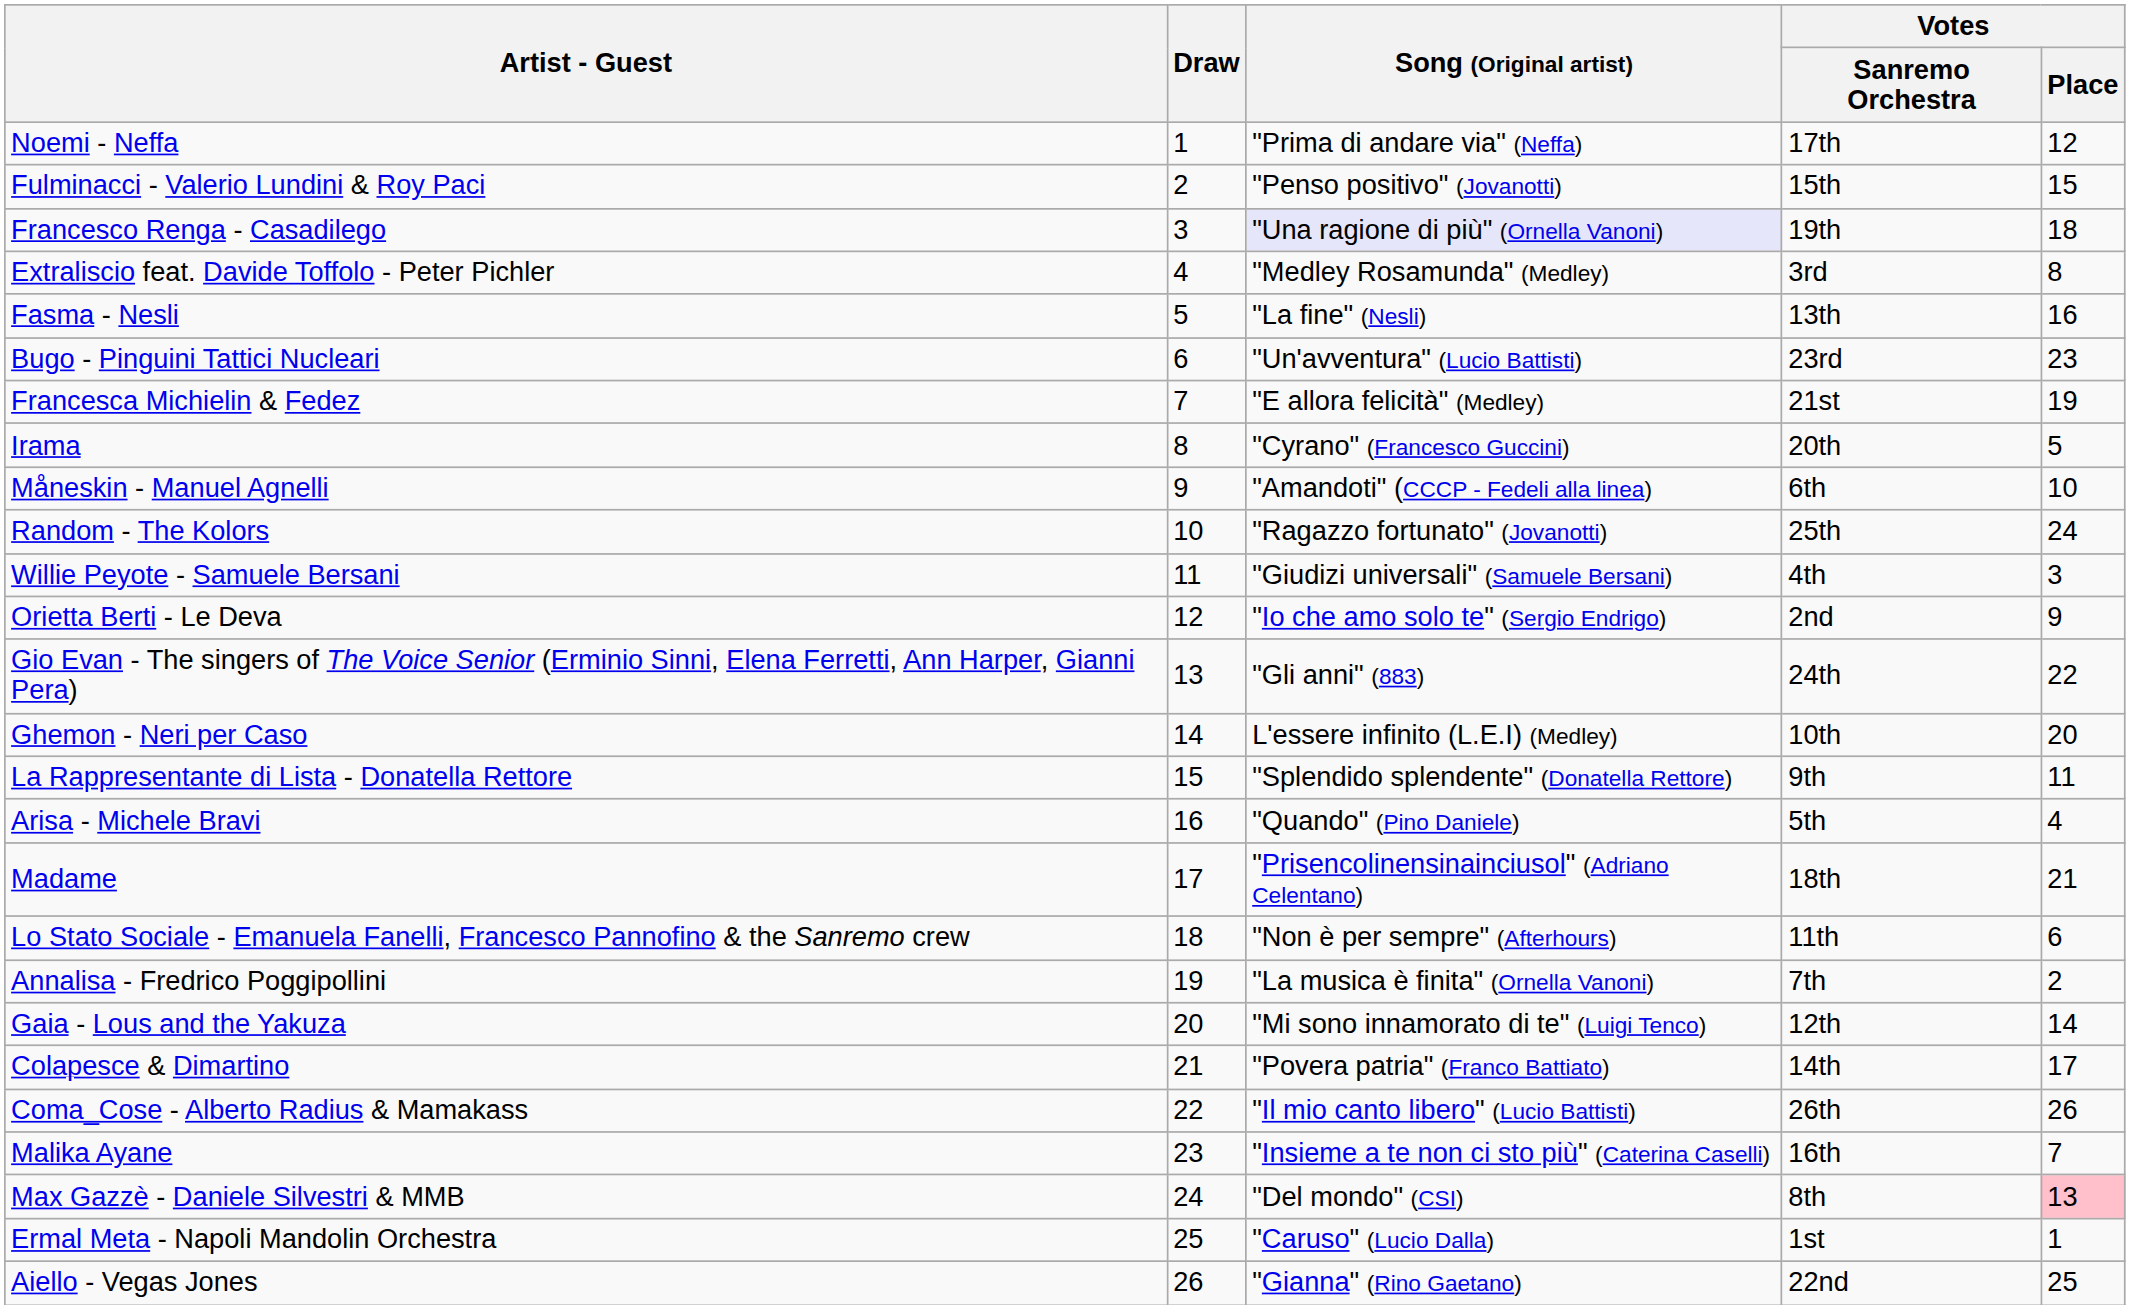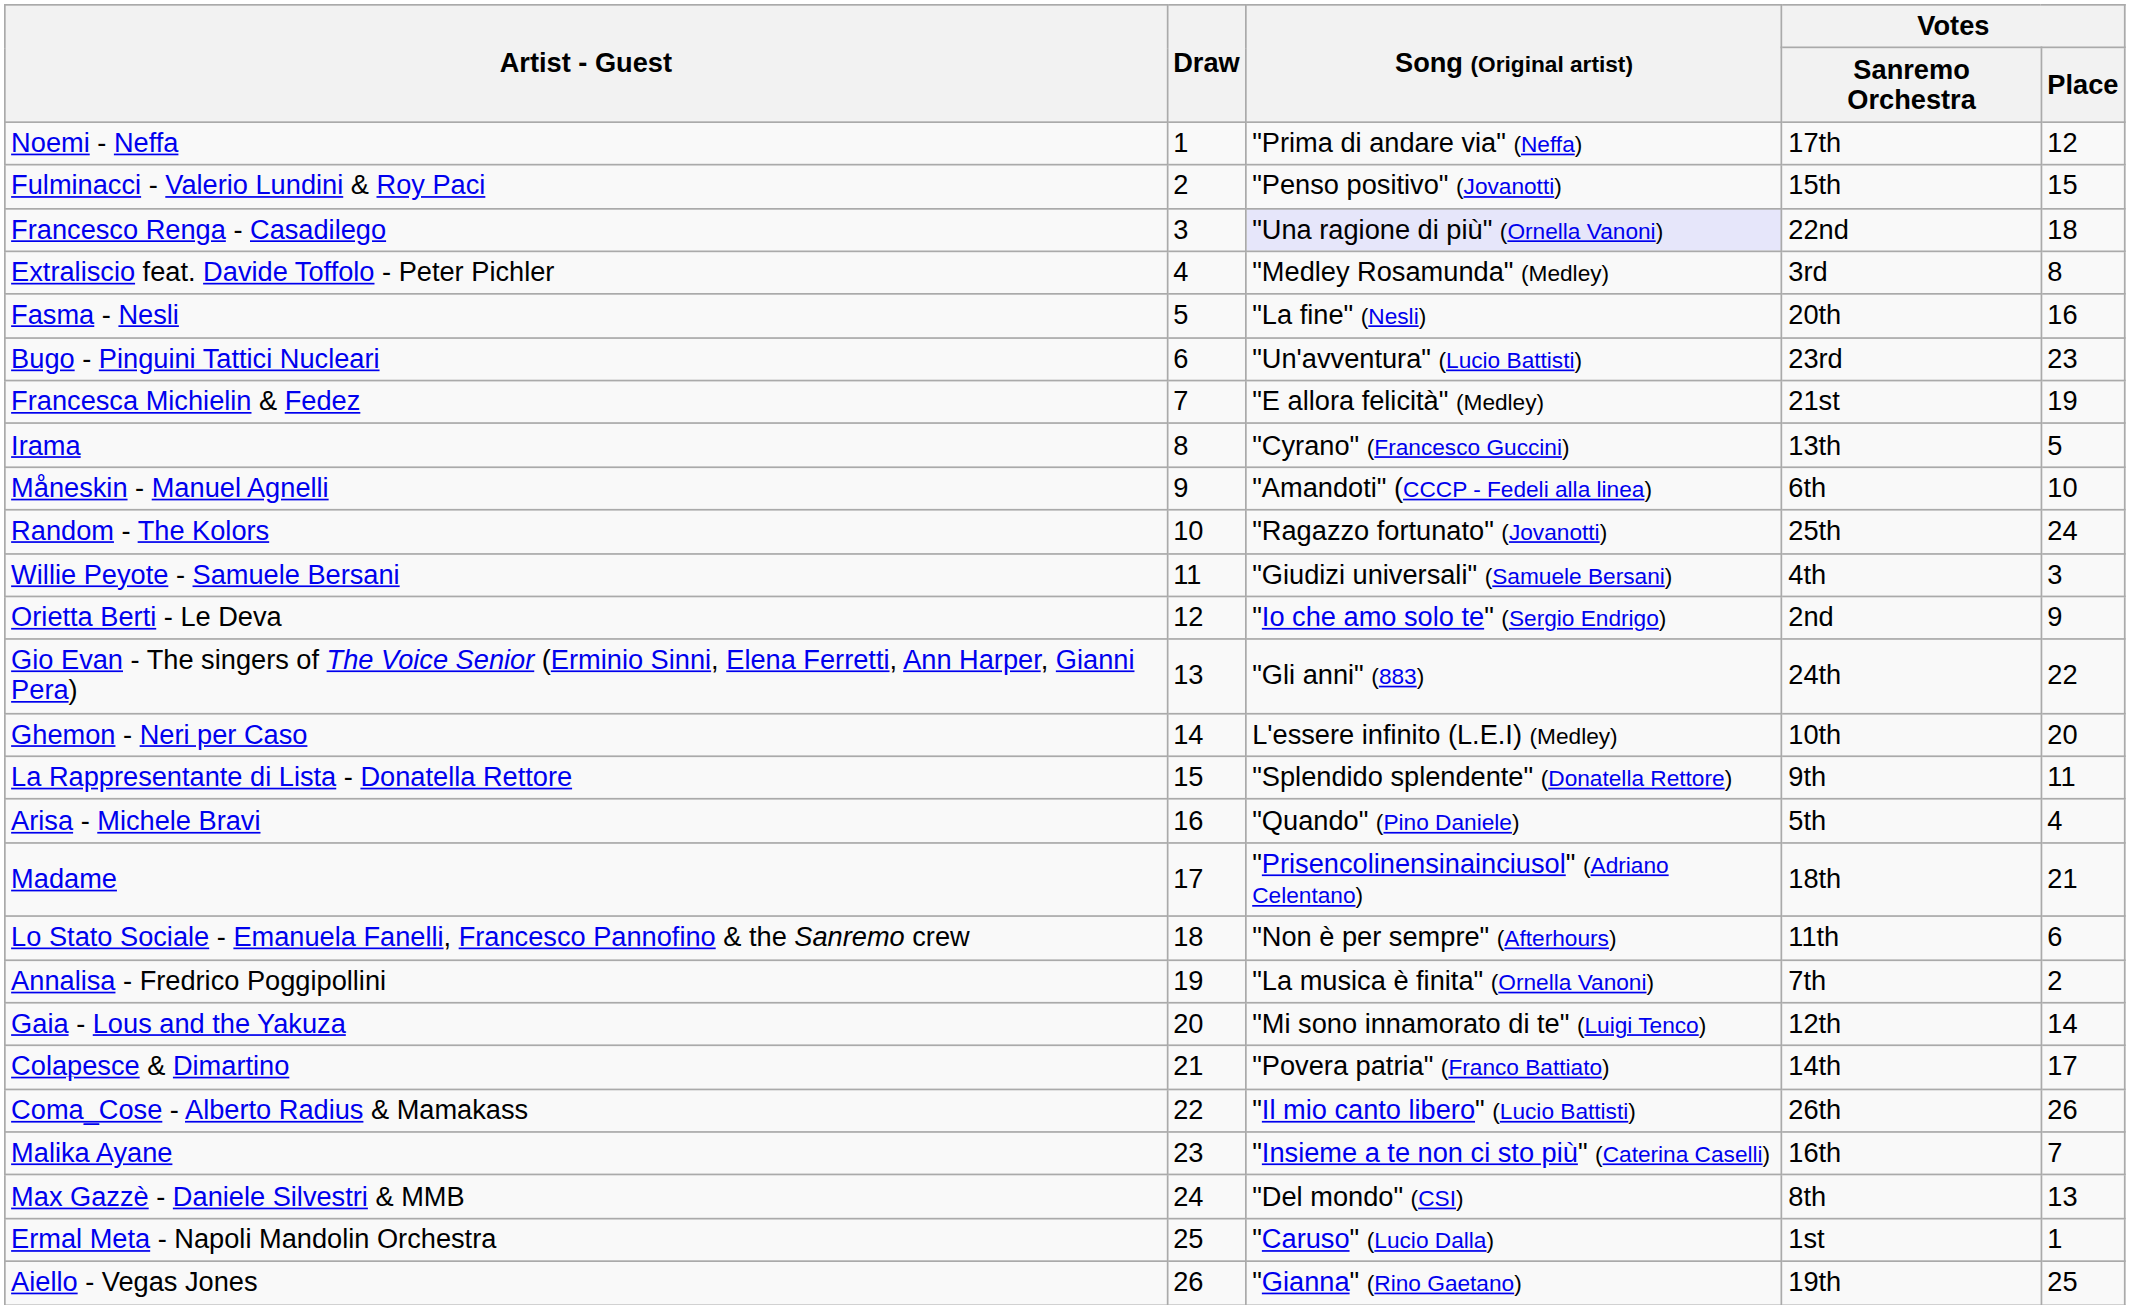(1815, 229) 19th -> (1819, 229) 22nd
(1815, 315) 13th -> (1815, 315) 20th
(1815, 444) 20th -> (1815, 444) 13th
(2063, 1196) pink background -> (2063, 1196) no background
(1819, 1282) 22nd -> (1815, 1282) 19th
